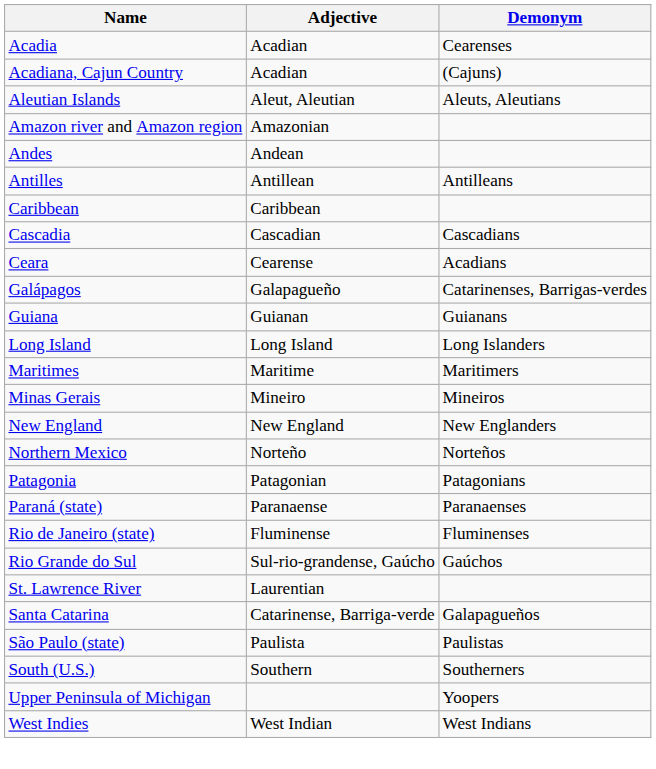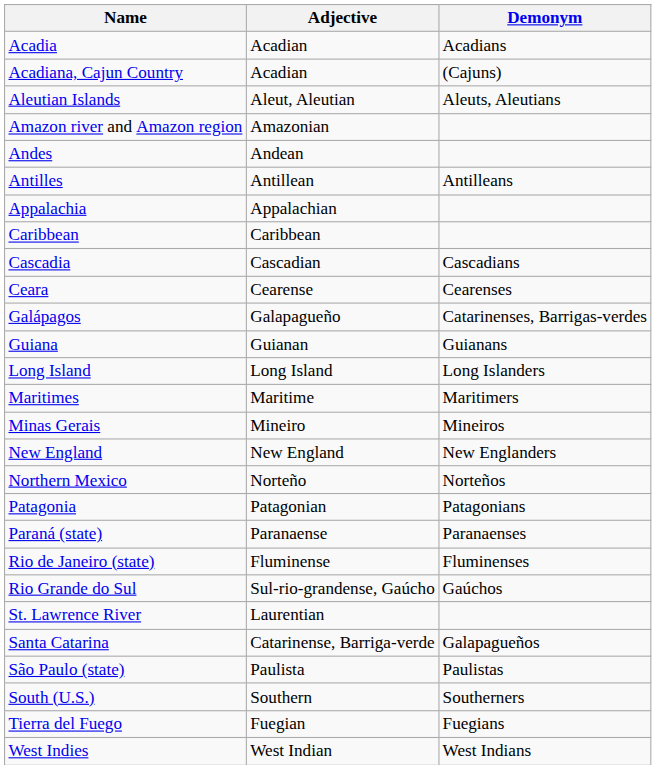(477, 45) Cearenses -> (474, 45) Acadians
+ row: (47, 208)
(474, 262) Acadians -> (477, 289) Cearenses
+ row: (65, 724)
- row: (110, 696)
